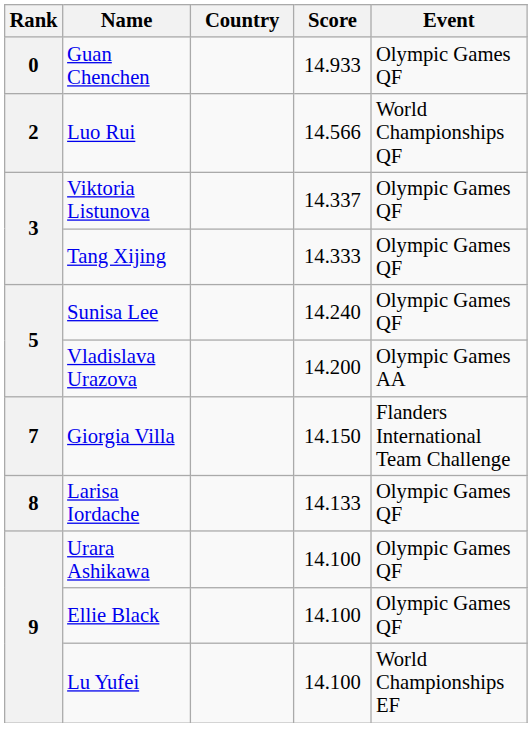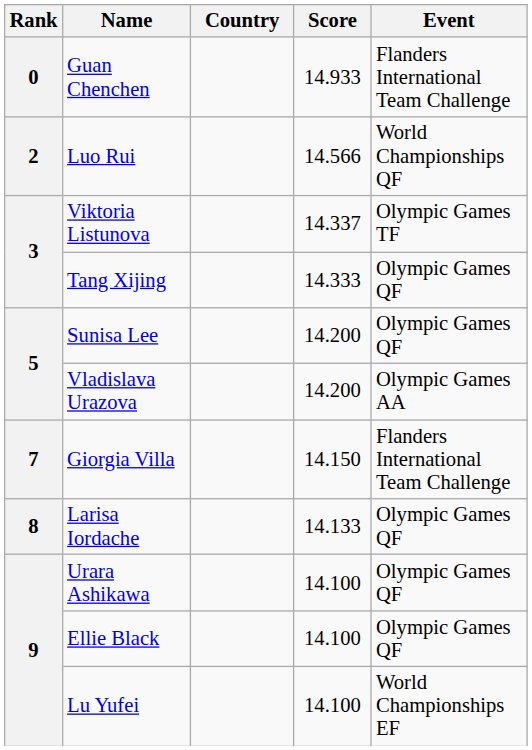(443, 65) Olympic Games QF -> (443, 76) Flanders International Team Challenge
(443, 200) Olympic Games QF -> (443, 223) Olympic Games TF
(332, 312) 14.240 -> (332, 335) 14.200
